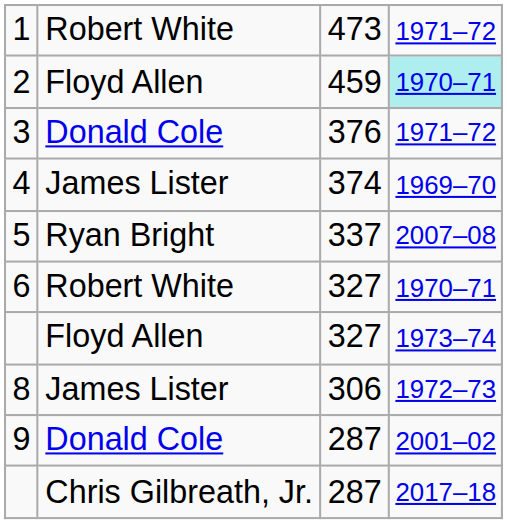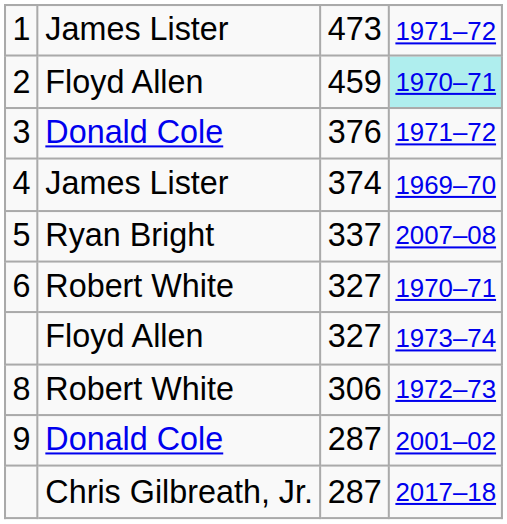(140, 30) Robert White -> (137, 30) James Lister
(137, 388) James Lister -> (140, 388) Robert White
